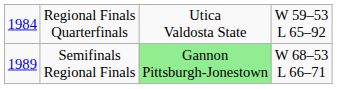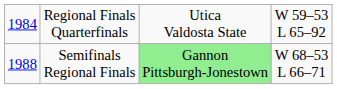(22, 63) 1989 -> (22, 63) 1988
